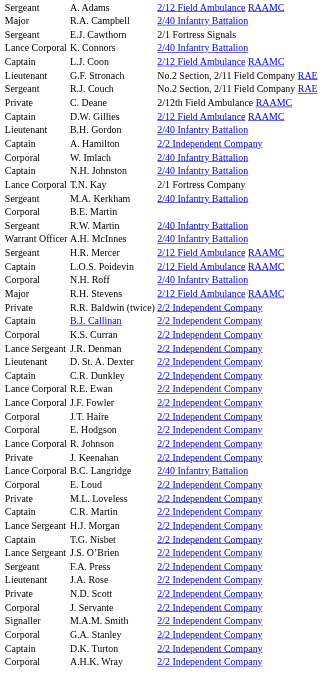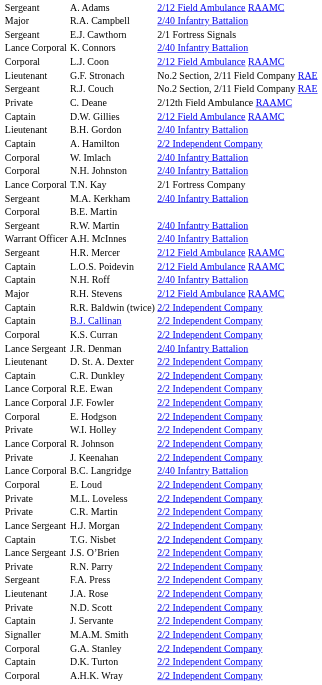(20, 62) Captain -> (22, 62) Corporal
(20, 171) Captain -> (22, 171) Corporal
(22, 280) Corporal -> (20, 280) Captain
(19, 307) Private -> (20, 307) Captain
(210, 348) 2/2 Independent Company -> (203, 348) 2/40 Infantry Battalion
- row: (89, 416)
+ row: (93, 430)
(20, 512) Captain -> (19, 512) Private
+ row: (91, 566)
(22, 607) Corporal -> (20, 621) Captain
